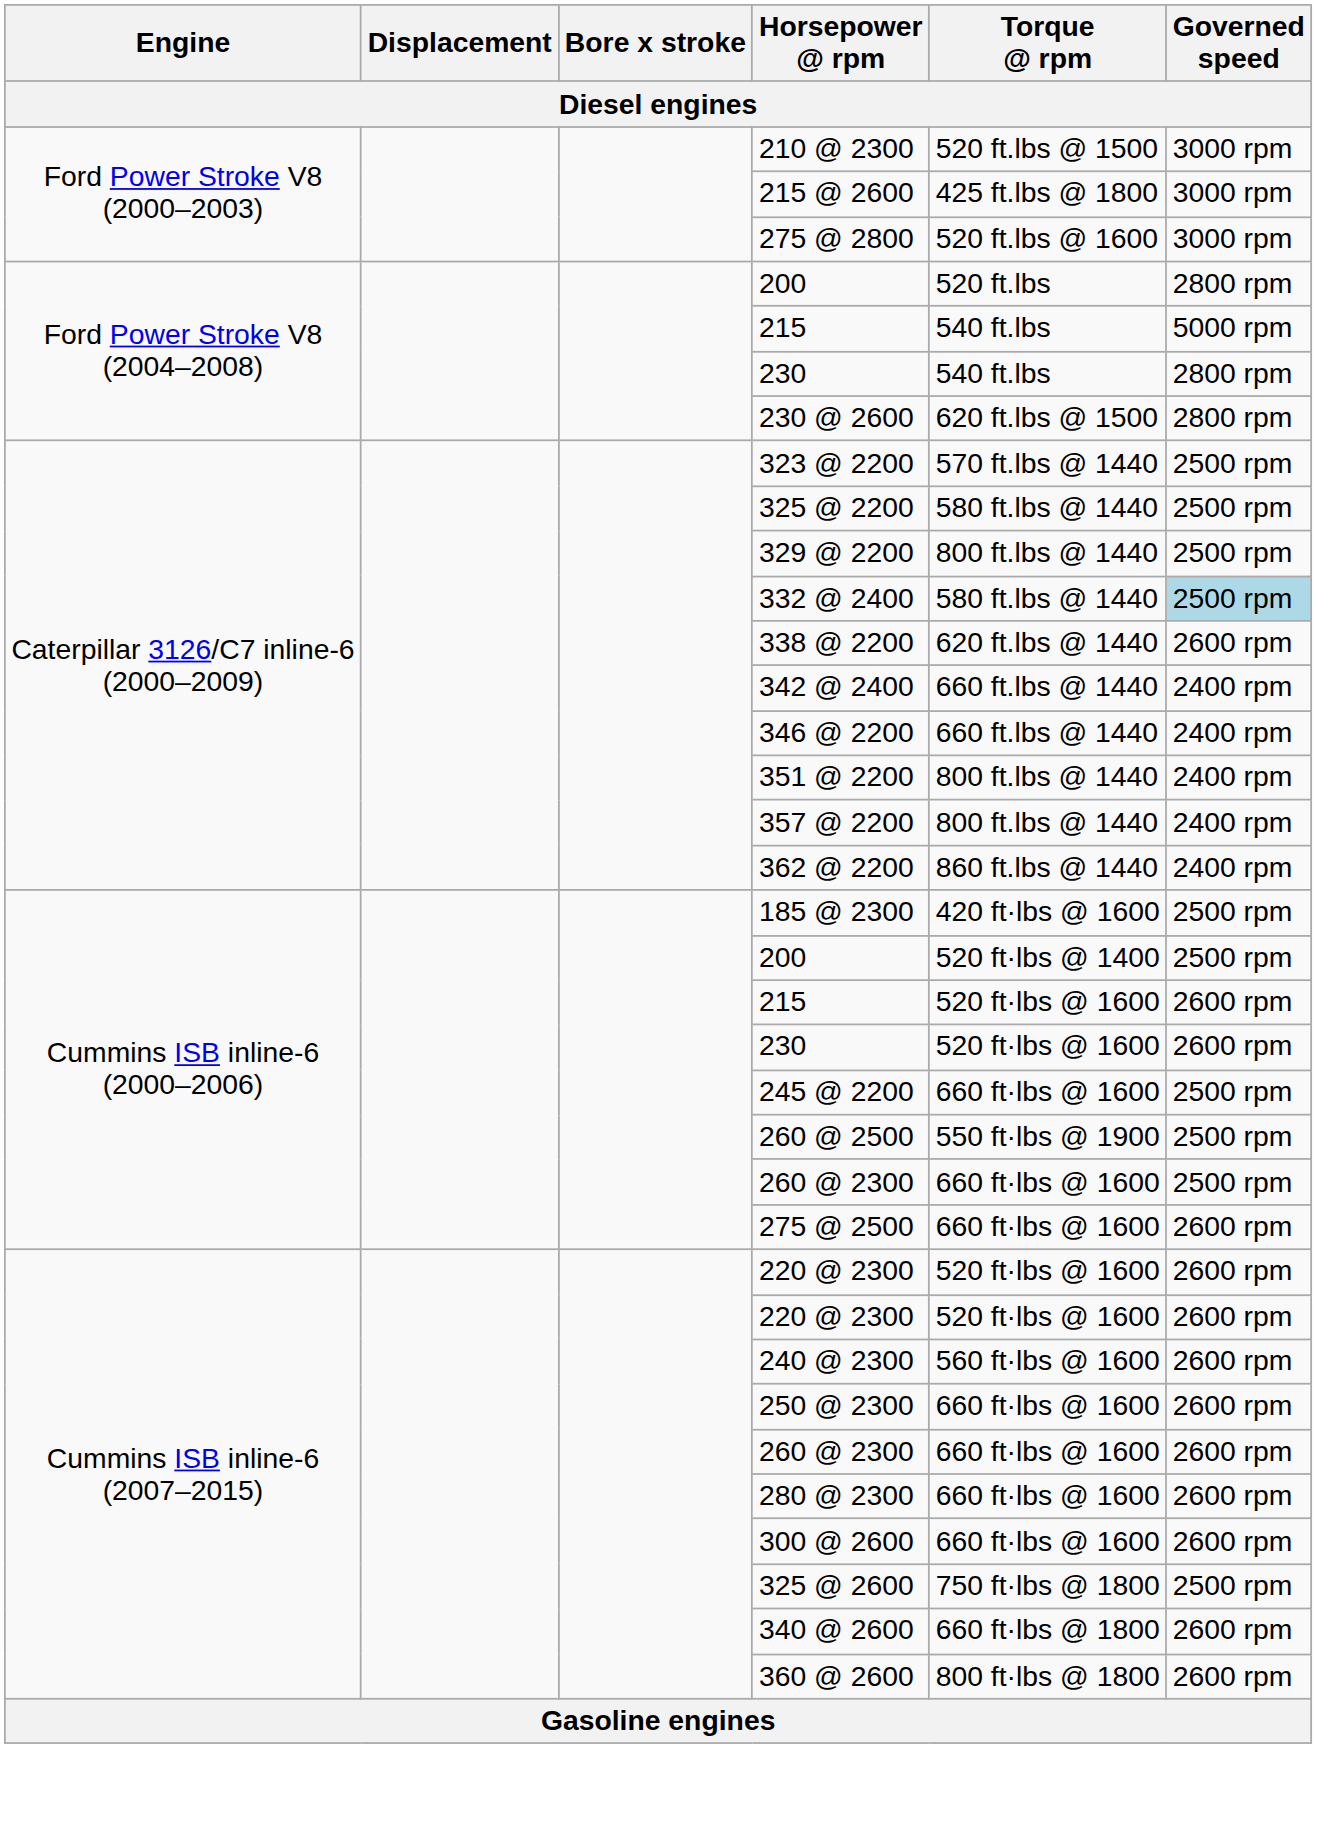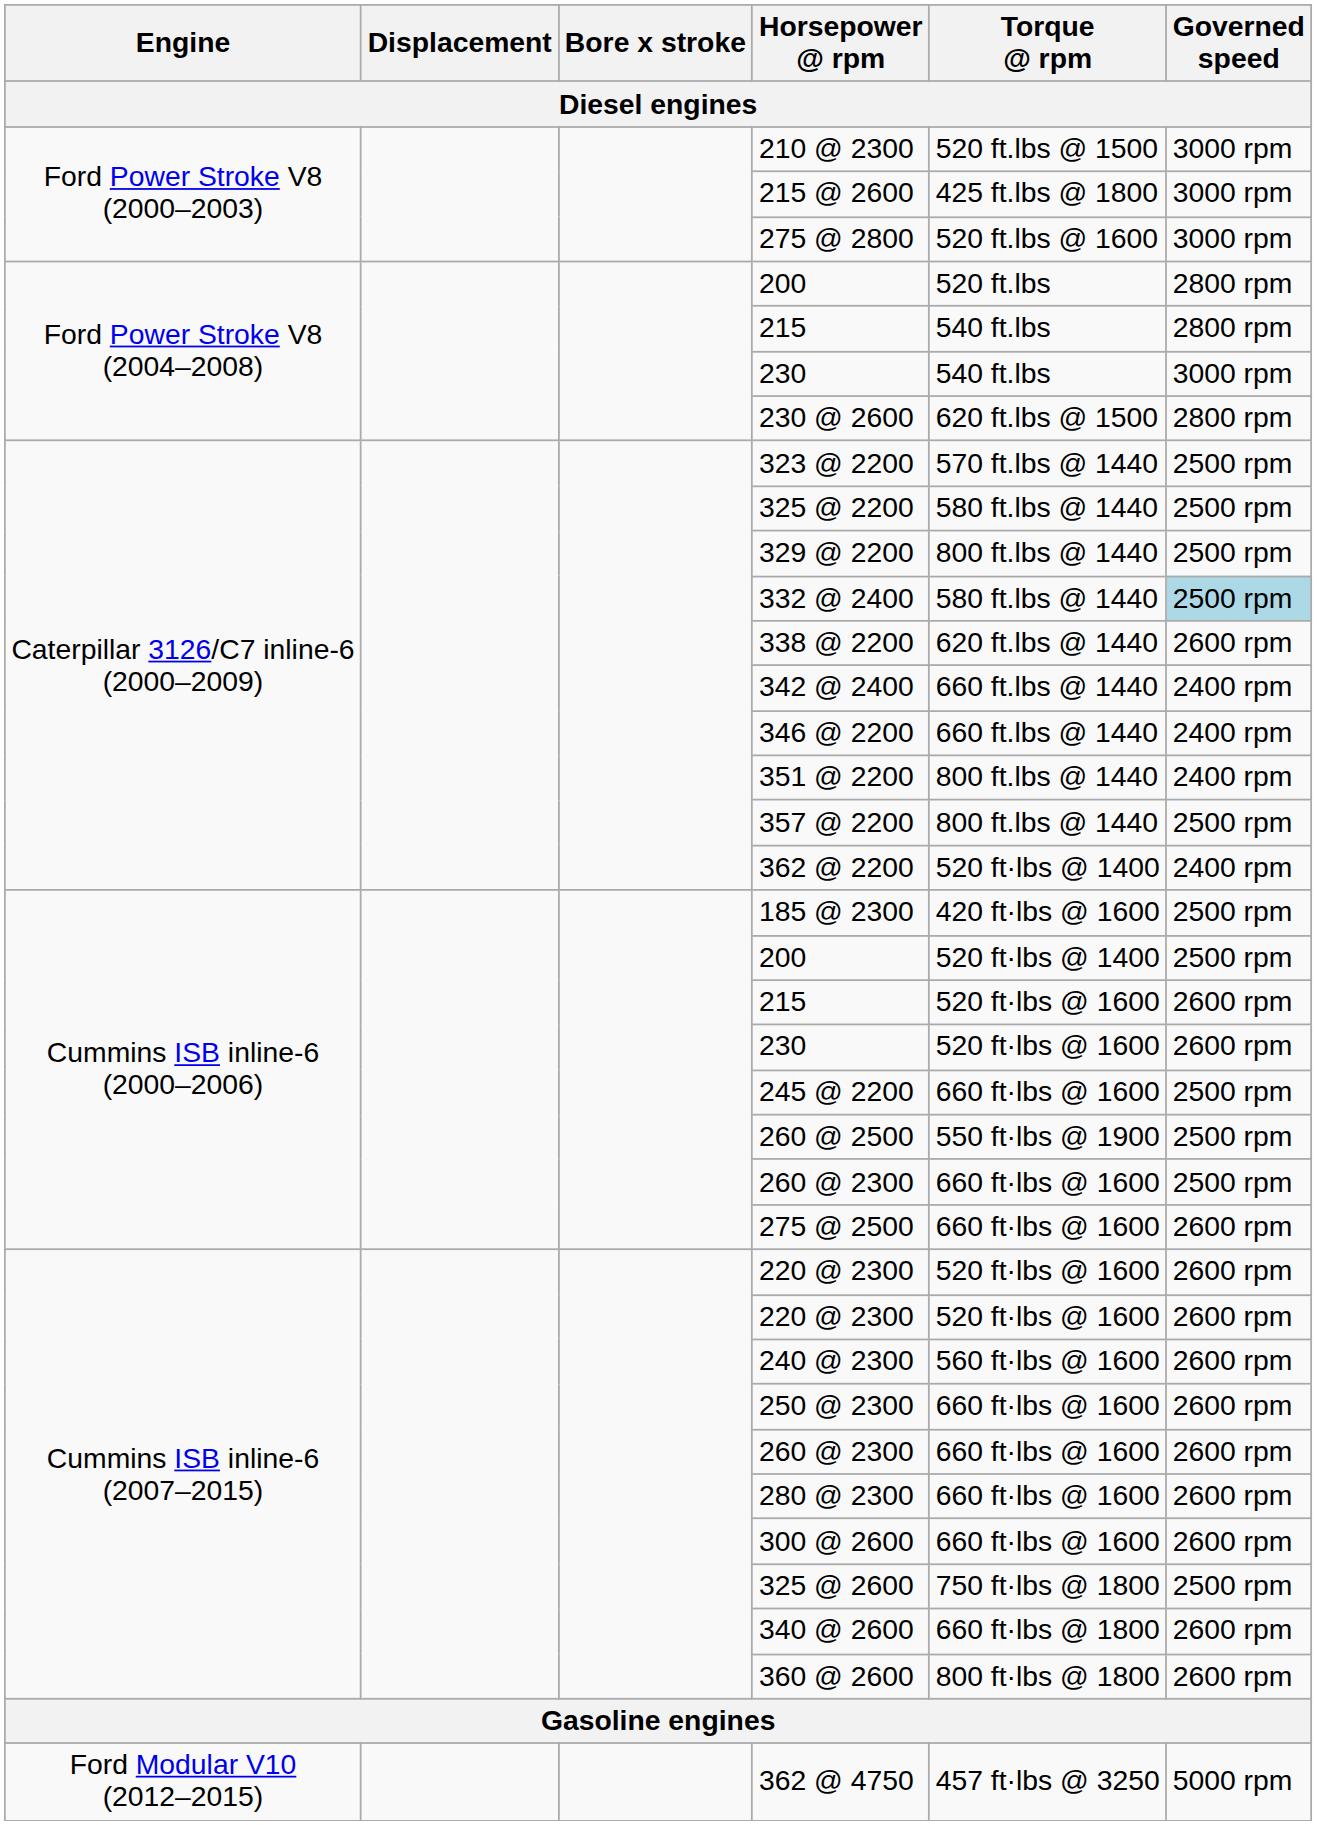(1233, 328) 5000 rpm -> (1233, 328) 2800 rpm
(1233, 373) 2800 rpm -> (1233, 373) 3000 rpm
(1233, 822) 2400 rpm -> (1233, 822) 2500 rpm
(1047, 867) 860 ft.lbs @ 1440 -> (1048, 867) 520 ft·lbs @ 1400
+ row: (183, 1781)
